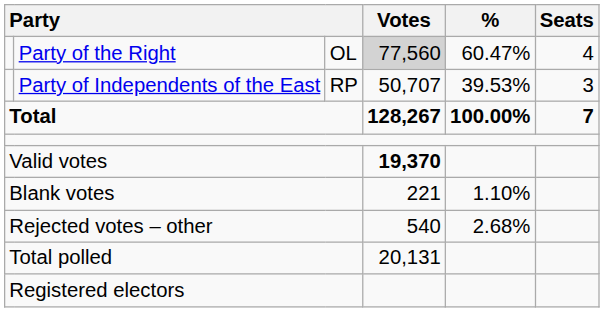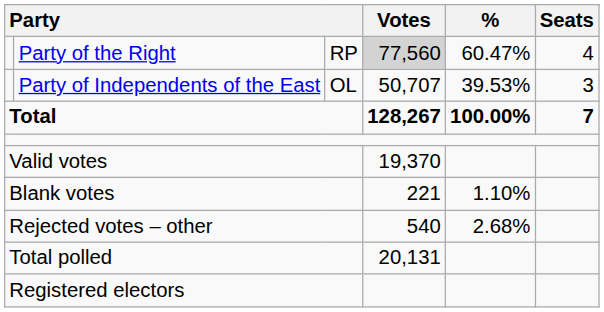(343, 52) OL -> (344, 52) RP
(344, 85) RP -> (343, 85) OL
(410, 161) bold -> (410, 161) normal
